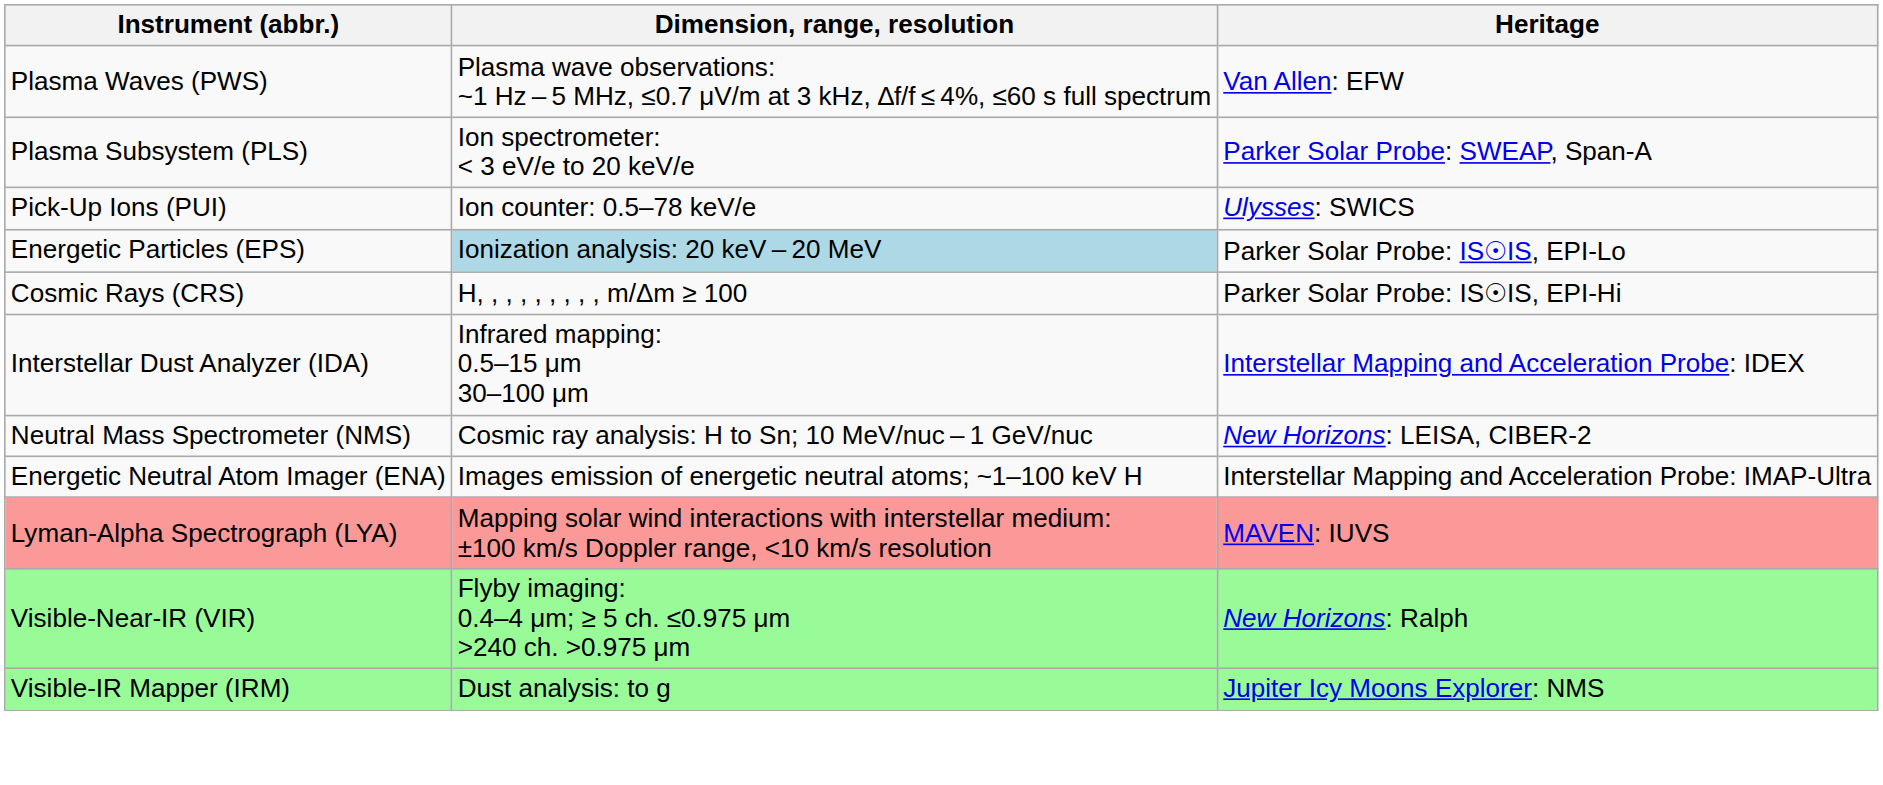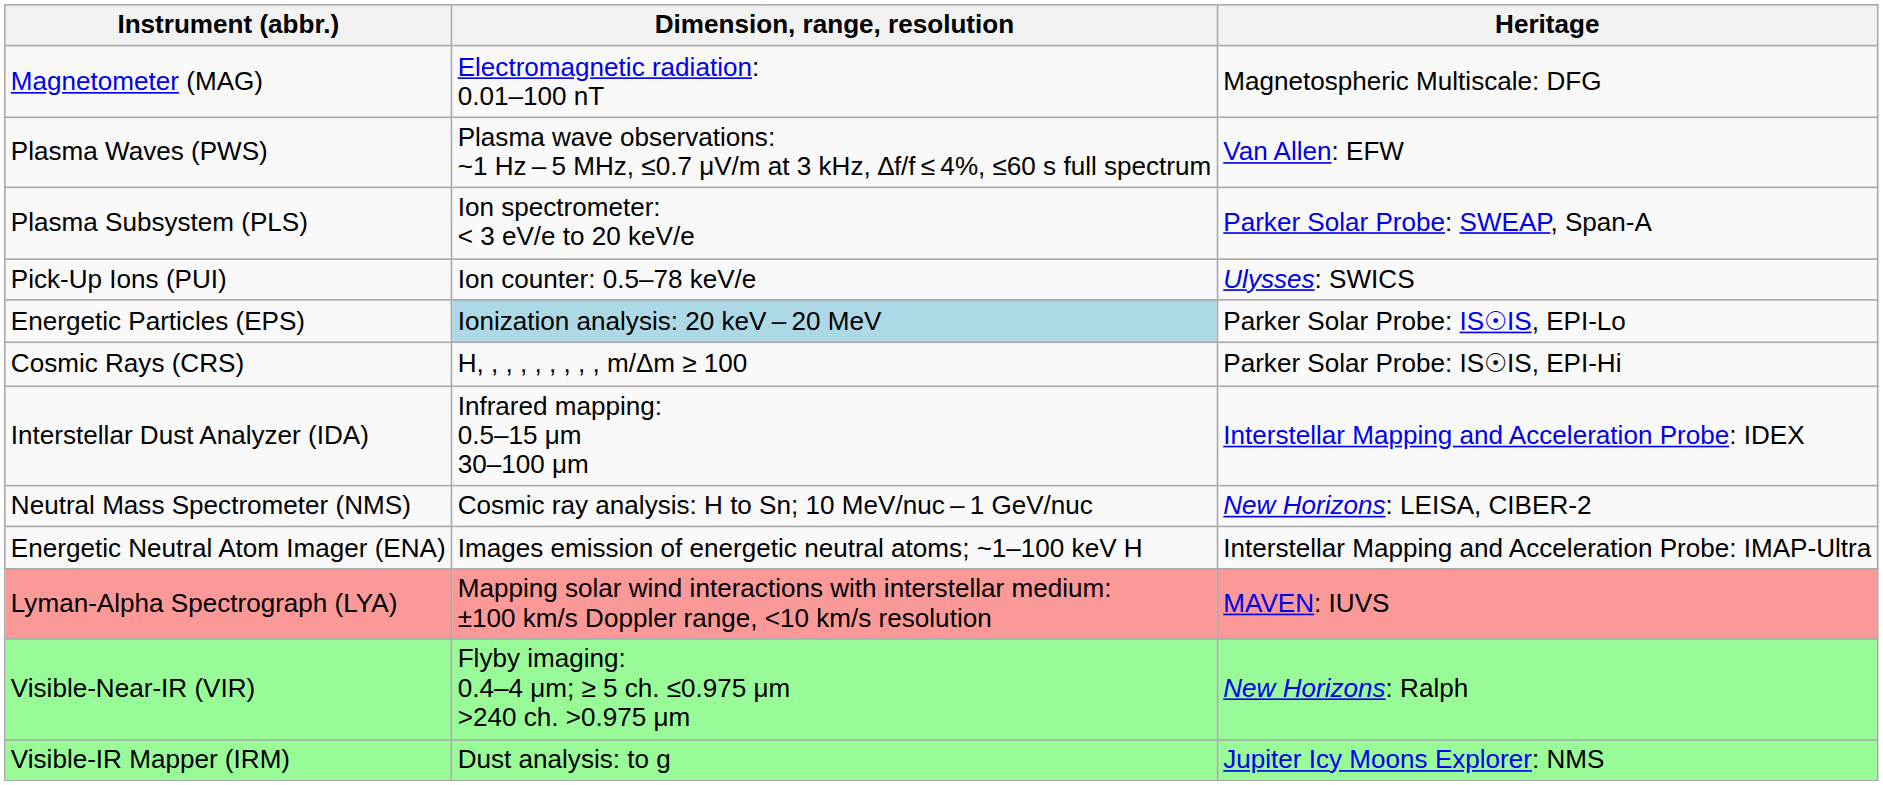+ row: (137, 81)
